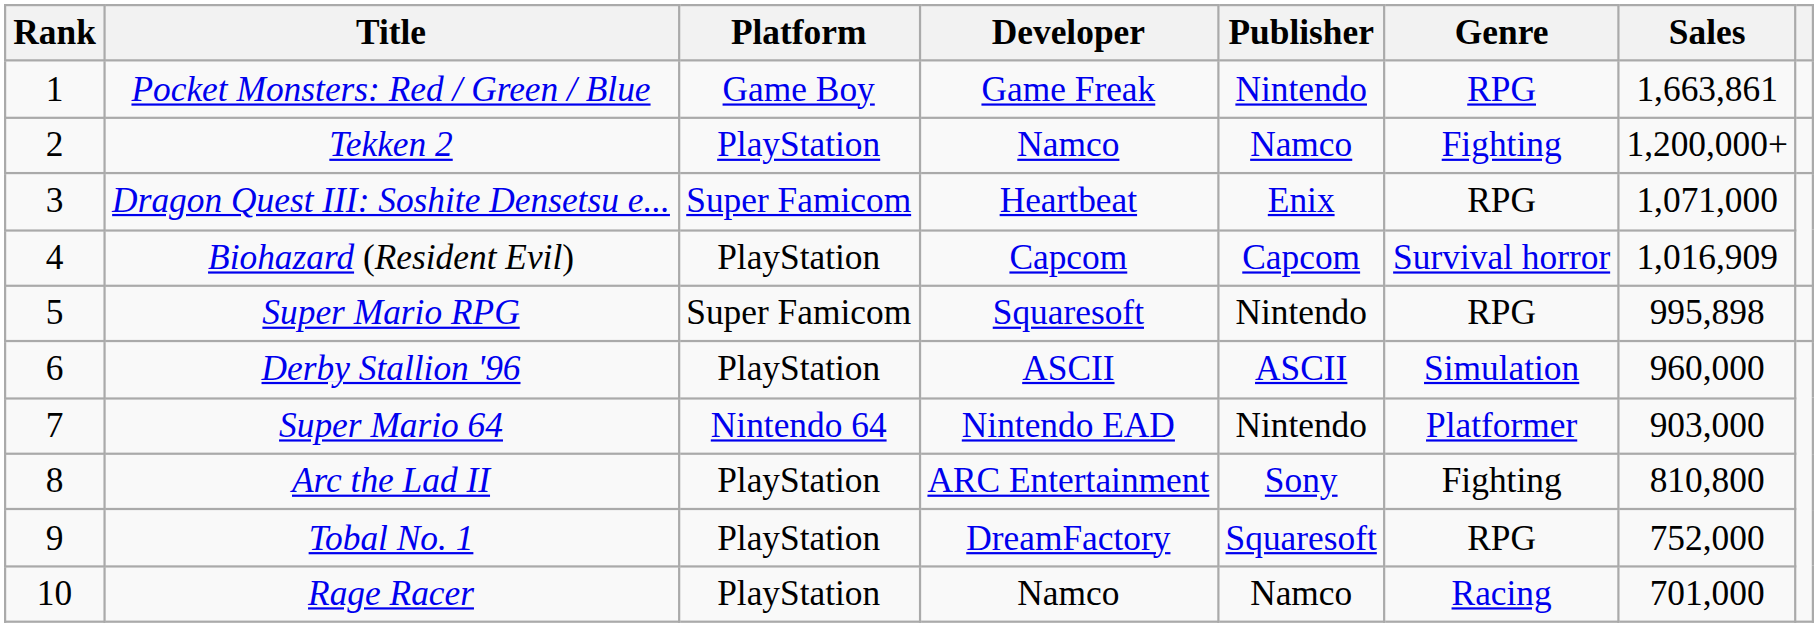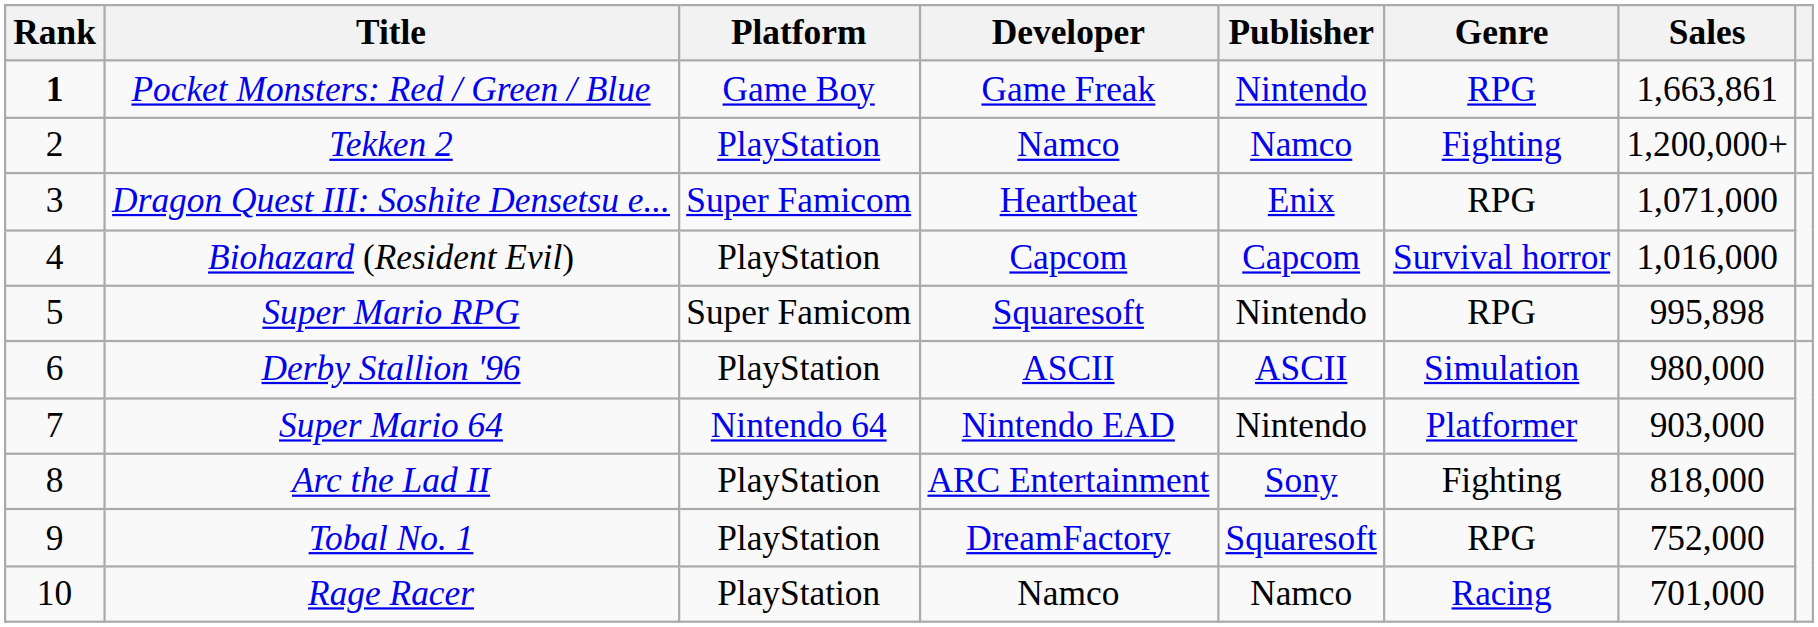(55, 88) normal -> (55, 88) bold
(1707, 256) 1,016,909 -> (1707, 256) 1,016,000
(1707, 369) 960,000 -> (1707, 369) 980,000
(1707, 481) 810,800 -> (1707, 481) 818,000
